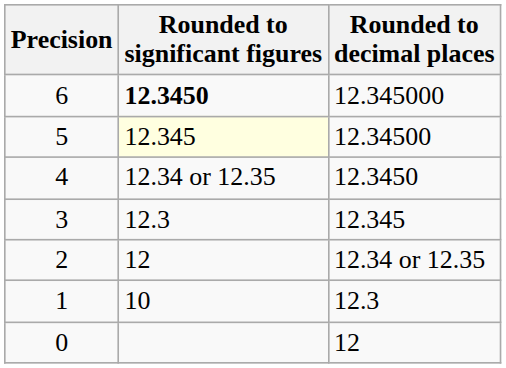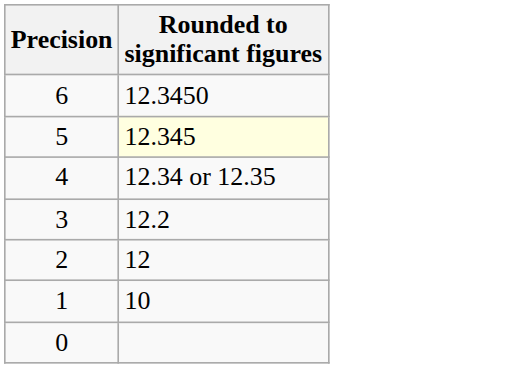- column: (414, 39)
(167, 95) bold -> (167, 95) normal
(147, 218) 12.3 -> (147, 218) 12.2
